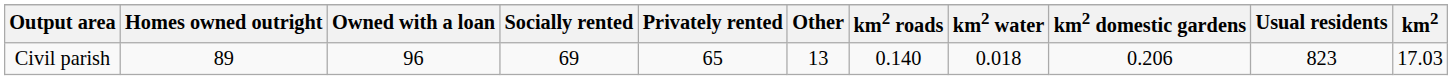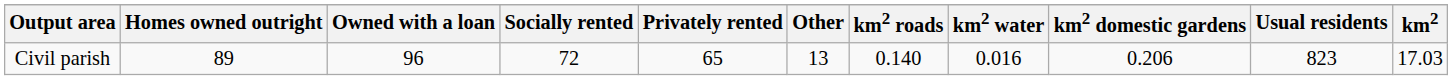(569, 58) 69 -> (569, 58) 72
(999, 58) 0.018 -> (999, 58) 0.016
